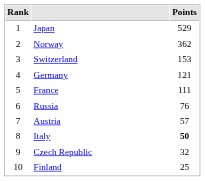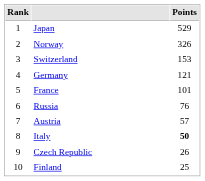(185, 44) 362 -> (185, 44) 326
(185, 90) 111 -> (185, 90) 101
(185, 152) 32 -> (185, 152) 26
